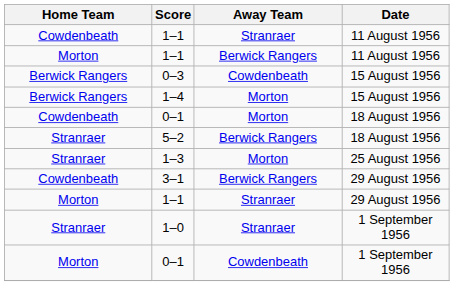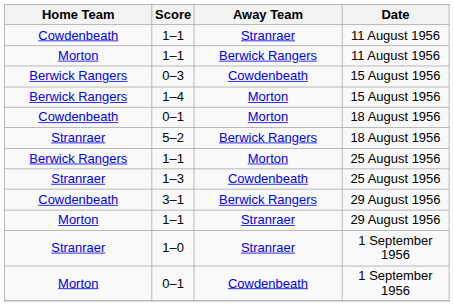+ row: (173, 158)
(268, 158) Morton -> (268, 179) Cowdenbeath
